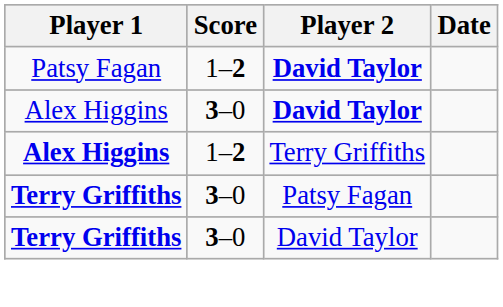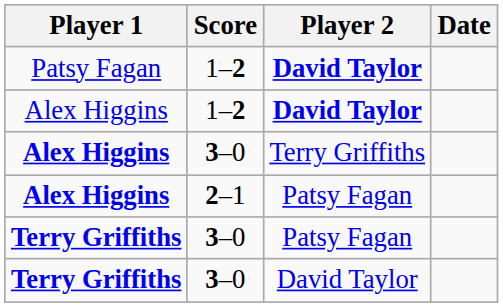(225, 110) 3–0 -> (225, 110) 1–2
(225, 152) 1–2 -> (225, 152) 3–0
+ row: (96, 195)
